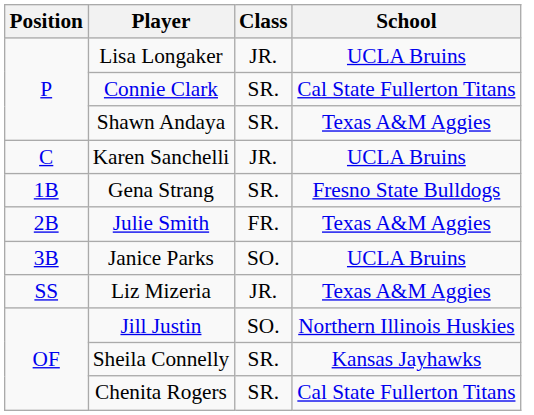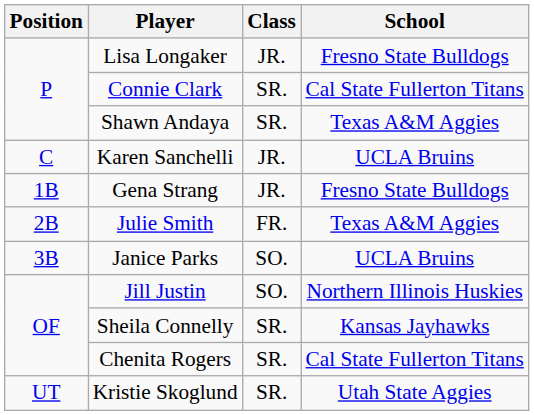(406, 55) UCLA Bruins -> (415, 55) Fresno State Bulldogs
(263, 190) SR. -> (272, 190) JR.
- row: (161, 291)
+ row: (165, 392)
